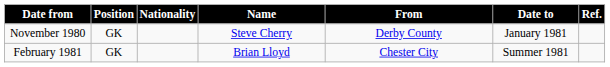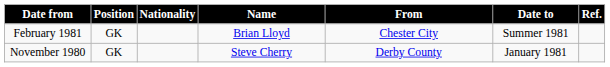rows swapped: (48, 33) <-> (48, 52)
